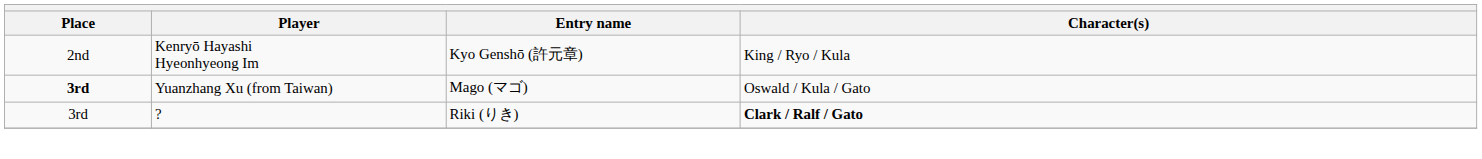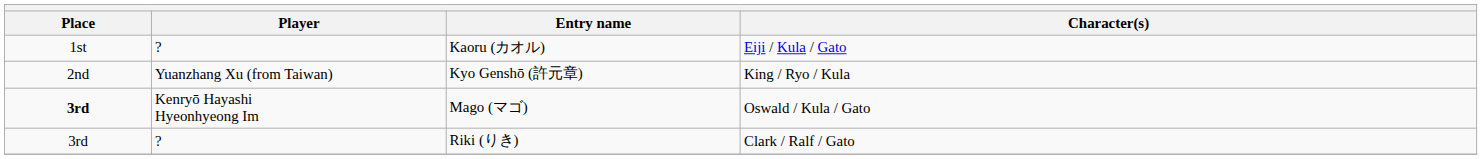+ row: (497, 47)
(207, 55) Kenryō Hayashi Hyeonhyeong Im -> (244, 74) Yuanzhang Xu (from Taiwan)
(244, 88) Yuanzhang Xu (from Taiwan) -> (207, 107) Kenryō Hayashi Hyeonhyeong Im
(803, 114) bold -> (799, 141) normal
